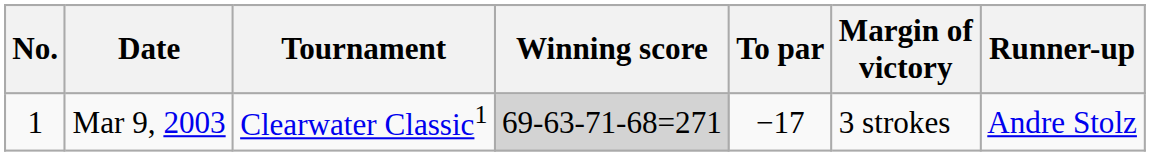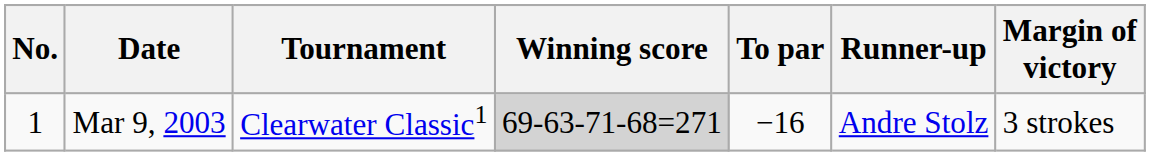columns swapped: (906, 48) <-> (1062, 48)
(780, 121) −17 -> (780, 121) −16
